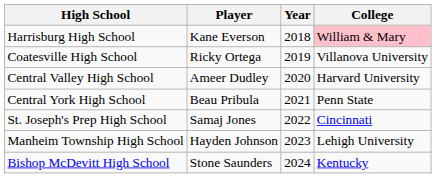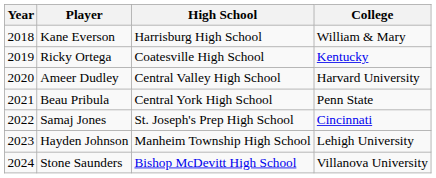columns swapped: (297, 15) <-> (96, 15)
(361, 36) pink background -> (361, 36) no background
(372, 57) Villanova University -> (343, 57) Kentucky
(343, 162) Kentucky -> (372, 162) Villanova University
